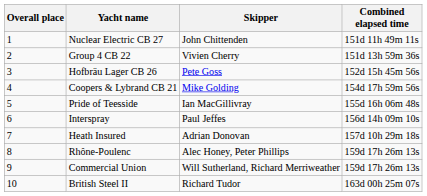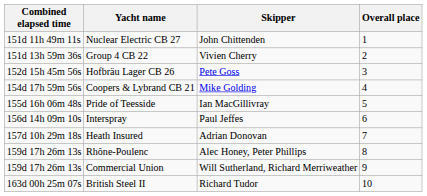columns swapped: (35, 18) <-> (382, 18)
